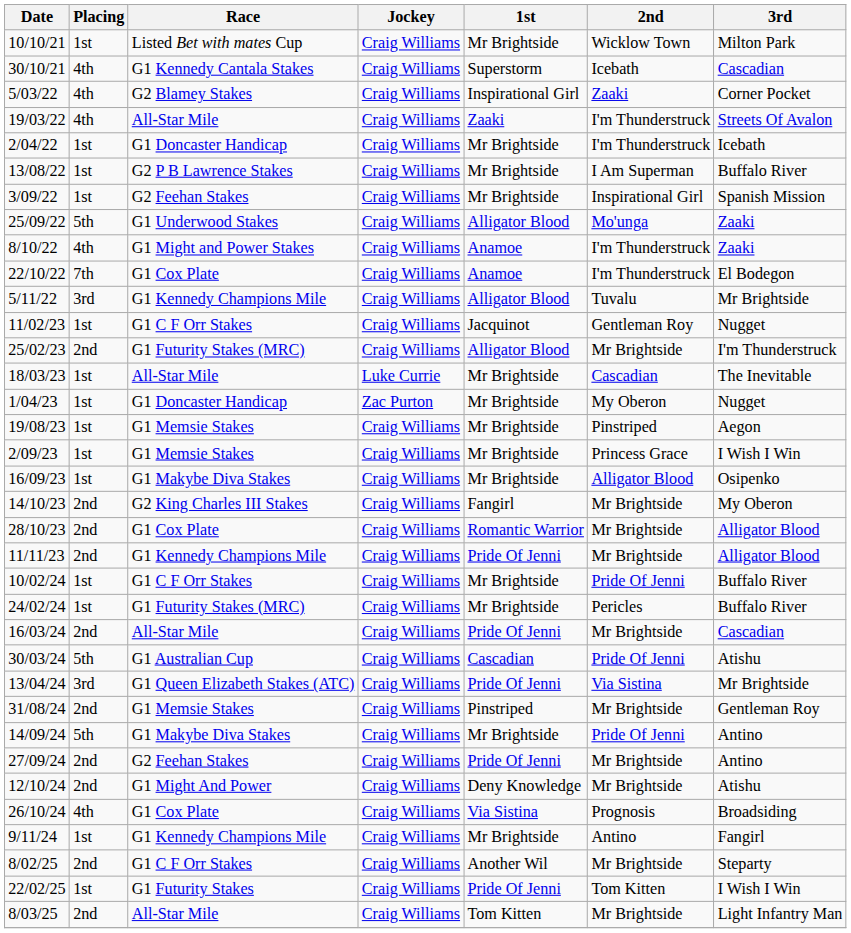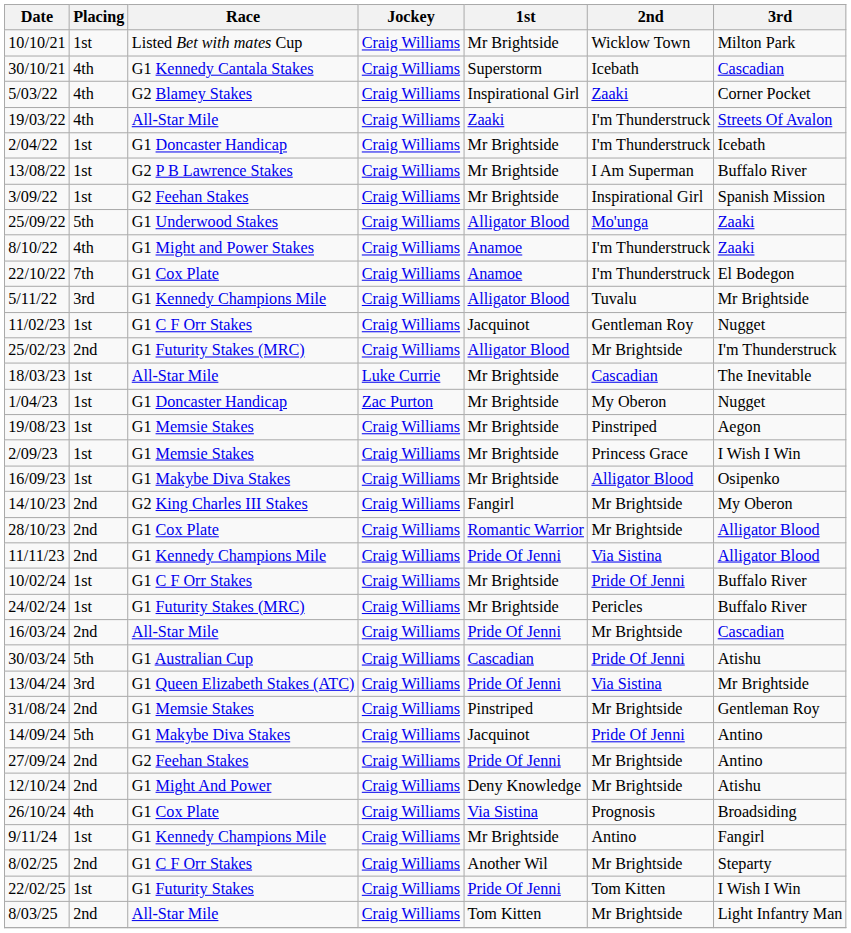(637, 555) Mr Brightside -> (627, 555) Via Sistina
(513, 734) Mr Brightside -> (498, 734) Jacquinot
